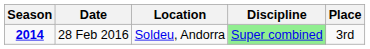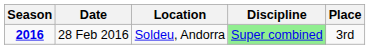(30, 35) 2014 -> (30, 35) 2016
